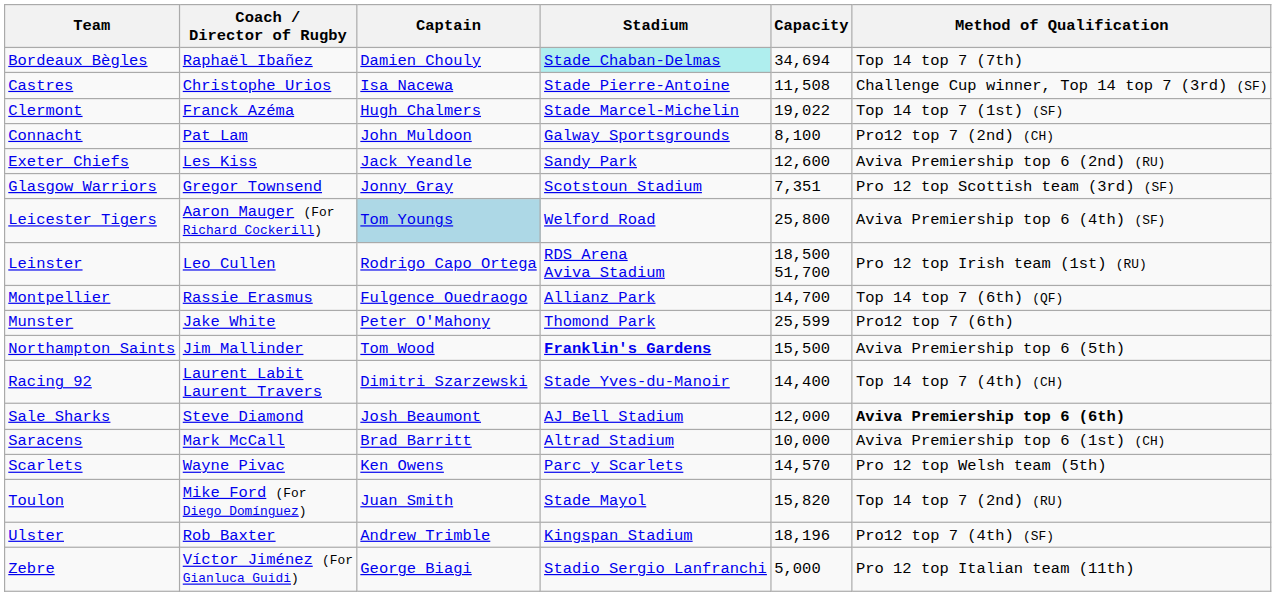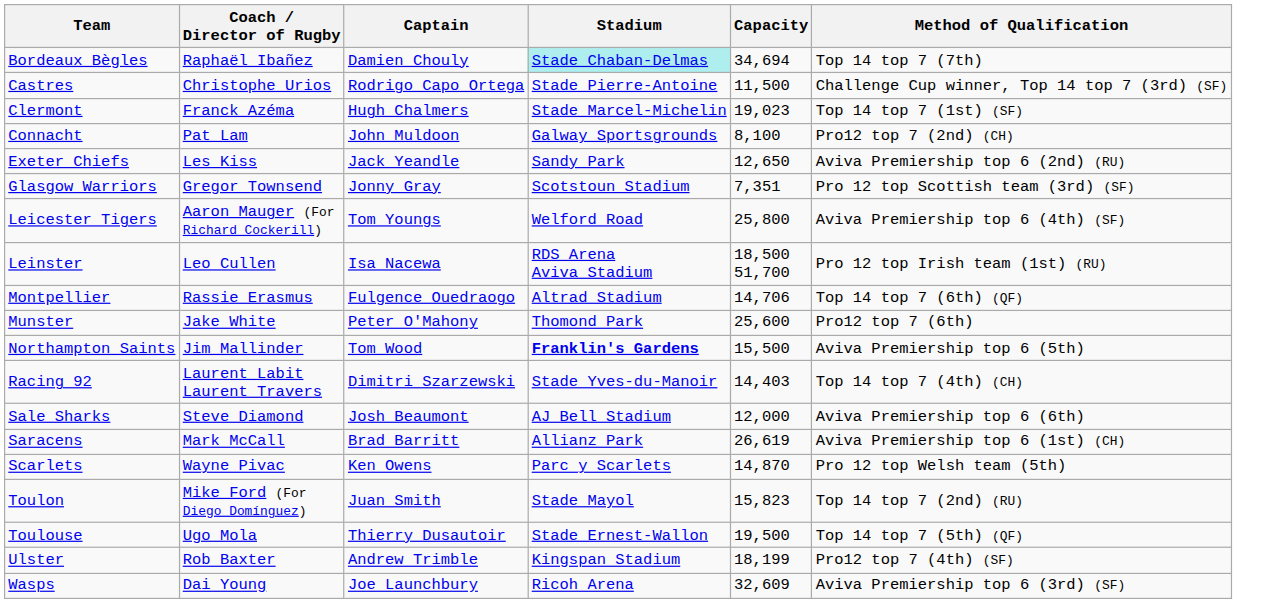(407, 85) Isa Nacewa -> (436, 85) Rodrigo Capo Ortega
(802, 85) 11,508 -> (762, 85) 11,500
(802, 111) 19,022 -> (762, 111) 19,023
(802, 161) 12,600 -> (762, 161) 12,650
(407, 220) lightblue background -> (394, 220) no background
(449, 264) Rodrigo Capo Ortega -> (394, 264) Isa Nacewa
(600, 298) Allianz Park -> (597, 298) Altrad Stadium
(802, 298) 14,700 -> (762, 298) 14,706
(802, 323) 25,599 -> (762, 323) 25,600
(802, 382) 14,400 -> (762, 382) 14,403
(991, 416) bold -> (950, 416) normal
(609, 442) Altrad Stadium -> (587, 442) Allianz Park
(802, 442) 10,000 -> (762, 442) 26,619
(802, 467) 14,570 -> (762, 467) 14,870
(802, 501) 15,820 -> (762, 501) 15,823
+ row: (45, 535)
(802, 535) 18,196 -> (762, 560) 18,199
+ row: (31, 586)
- row: (31, 569)
